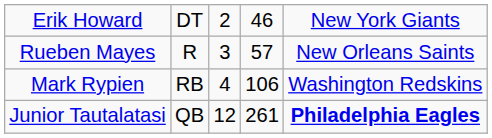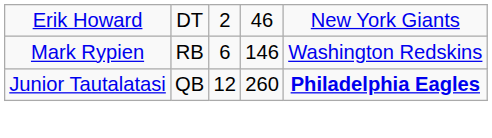- row: (88, 52)
(225, 84) 4 -> (225, 52) 6
(262, 84) 106 -> (262, 52) 146
(262, 116) 261 -> (262, 84) 260
